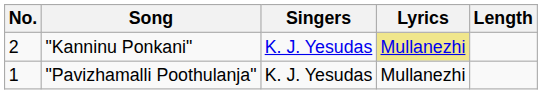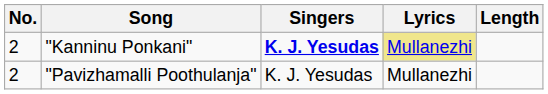(319, 46) normal -> (322, 46) bold
(14, 74) 1 -> (14, 74) 2
